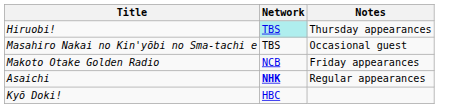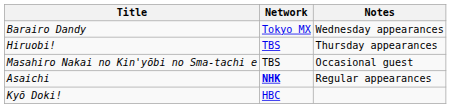+ row: (46, 29)
(271, 29) paleturquoise background -> (271, 46) no background
- row: (83, 62)
